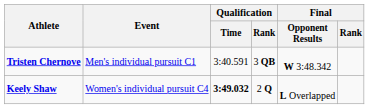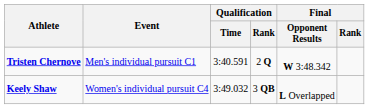(264, 61) 3 QB -> (264, 61) 2 Q
(231, 89) bold -> (231, 89) normal
(264, 89) 2 Q -> (264, 89) 3 QB
